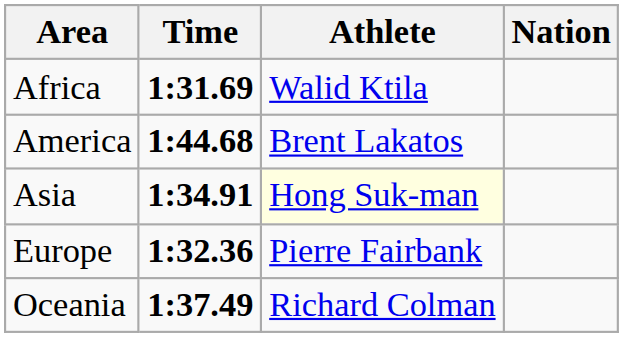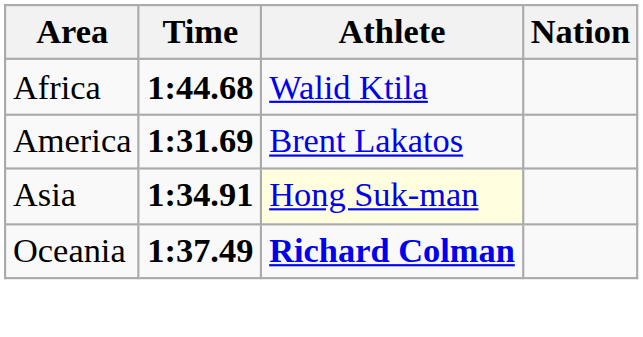(200, 86) 1:31.69 -> (200, 86) 1:44.68
(200, 140) 1:44.68 -> (200, 140) 1:31.69
- row: (63, 250)
(382, 304) normal -> (392, 250) bold
